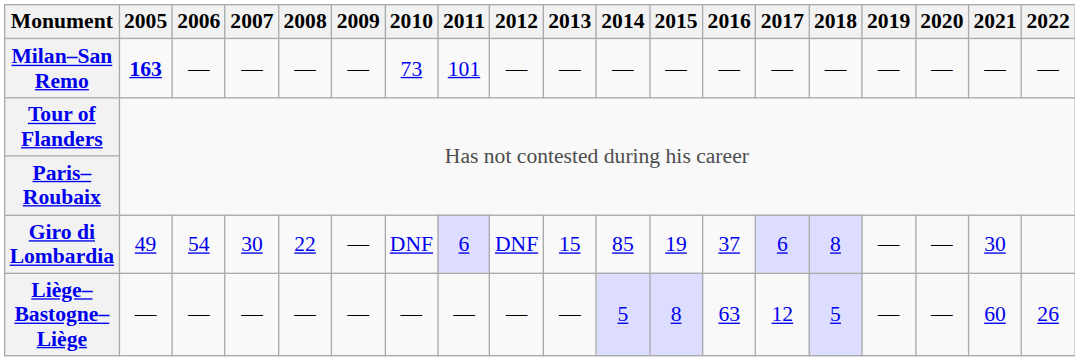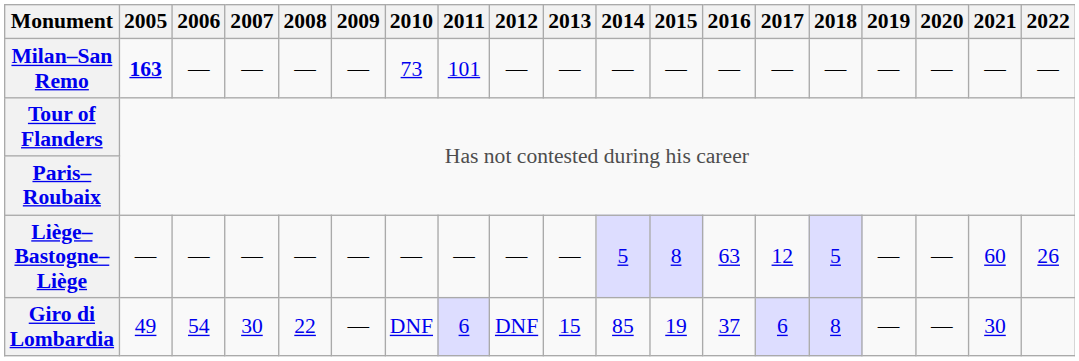rows swapped: (62, 314) <-> (62, 243)
